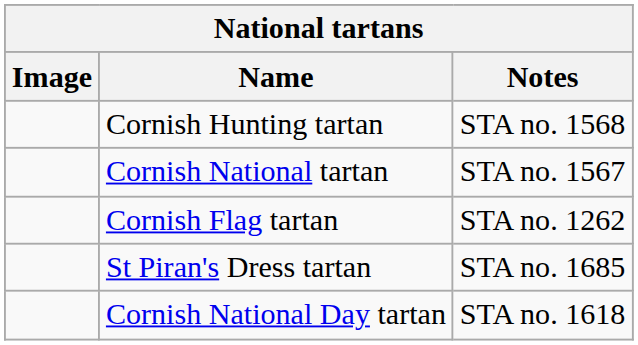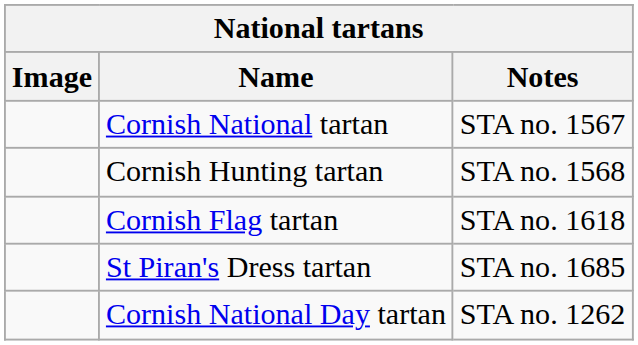rows swapped: (247, 171) <-> (245, 123)
(543, 219) STA no. 1262 -> (543, 219) STA no. 1618
(543, 314) STA no. 1618 -> (543, 314) STA no. 1262
